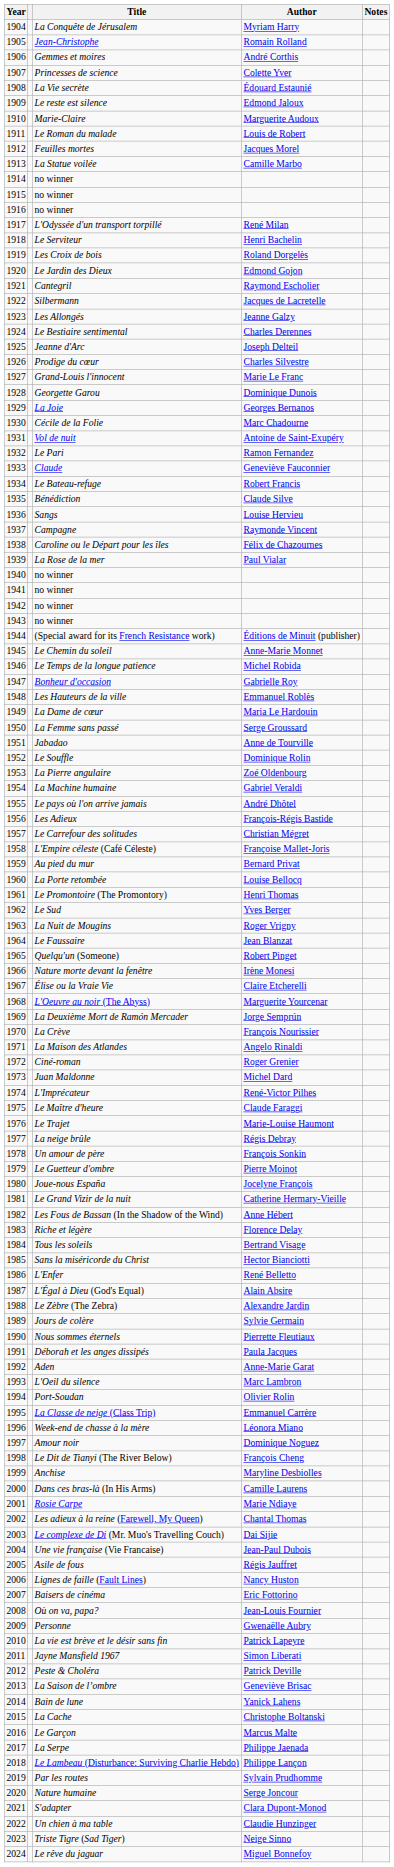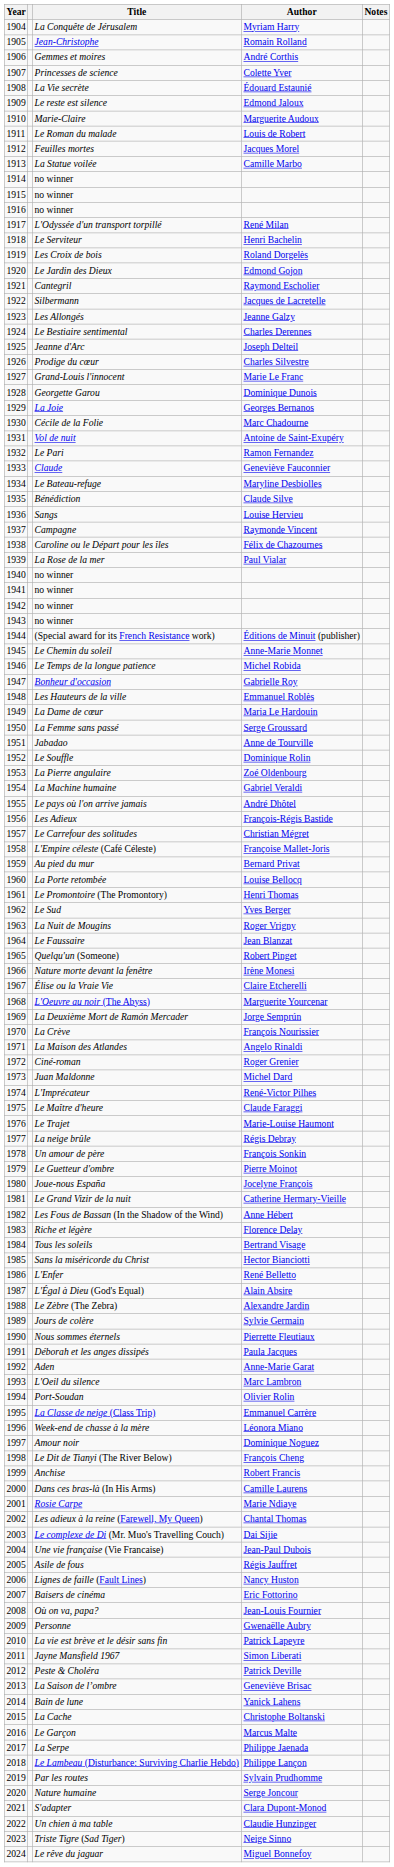(272, 484) Robert Francis -> (283, 484) Maryline Desbiolles
(283, 1473) Maryline Desbiolles -> (272, 1473) Robert Francis
